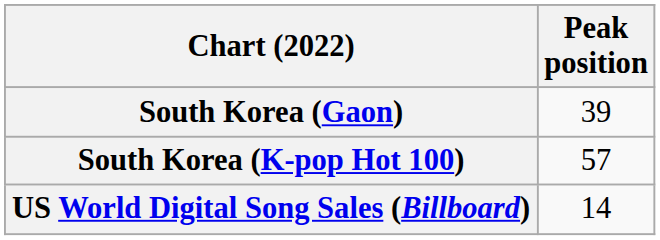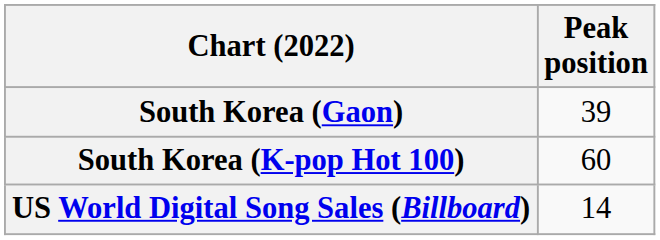(596, 160) 57 -> (596, 160) 60
